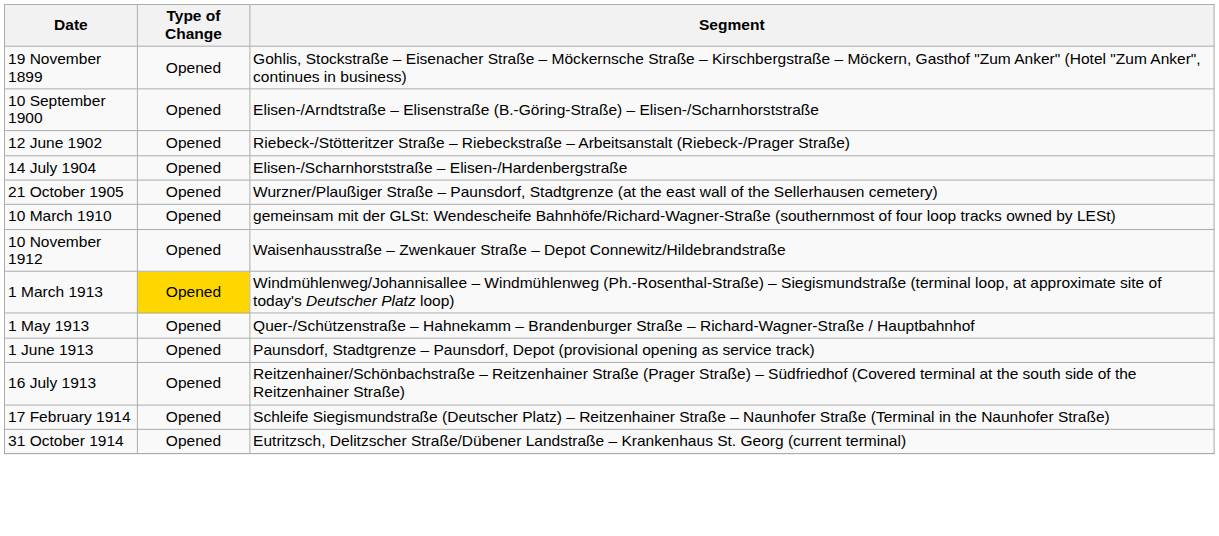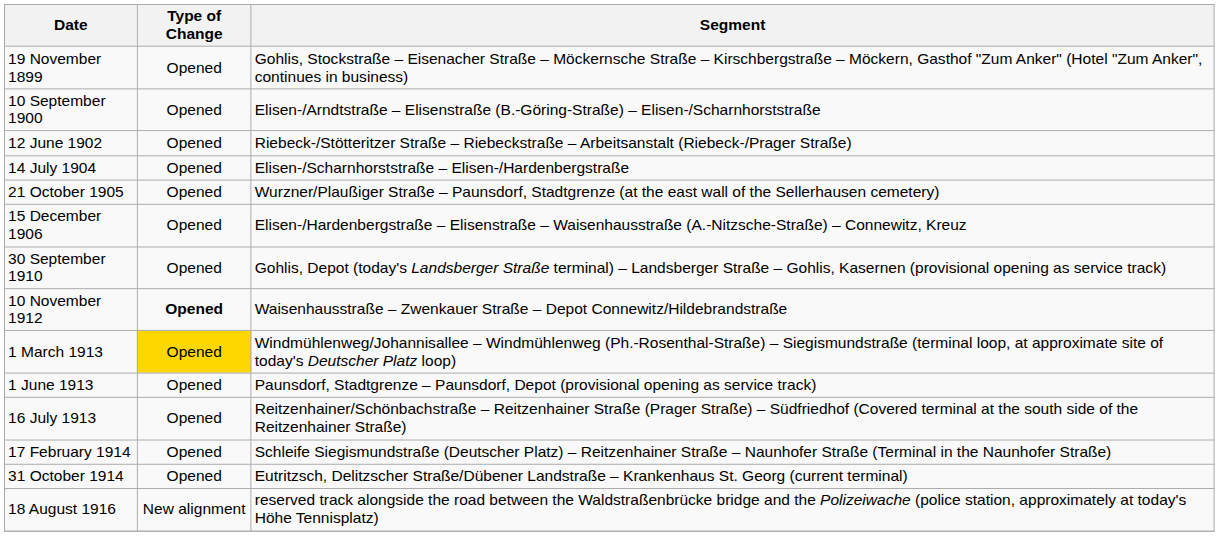+ row: (55, 225)
- row: (60, 216)
+ row: (57, 267)
(193, 250) normal -> (194, 309) bold
- row: (49, 325)
+ row: (62, 509)
